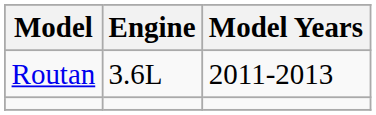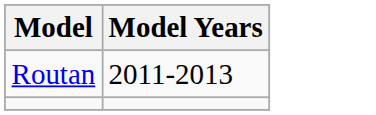- column: (152, 27)
